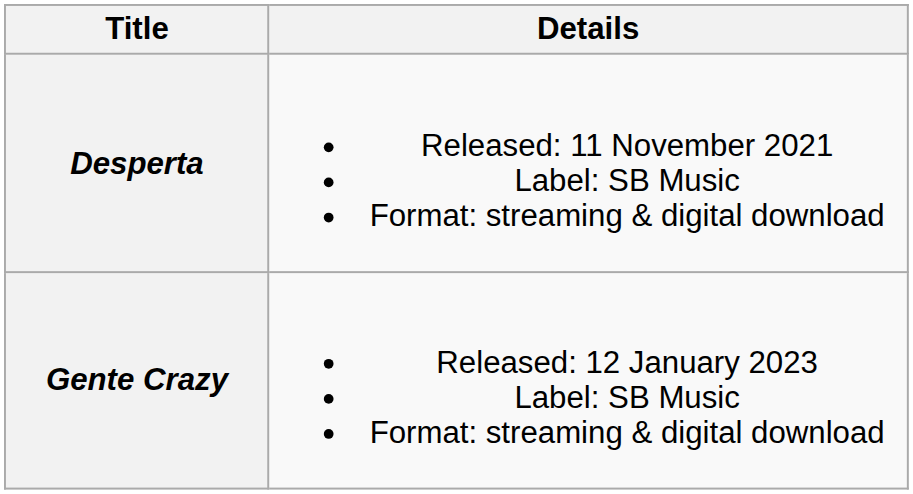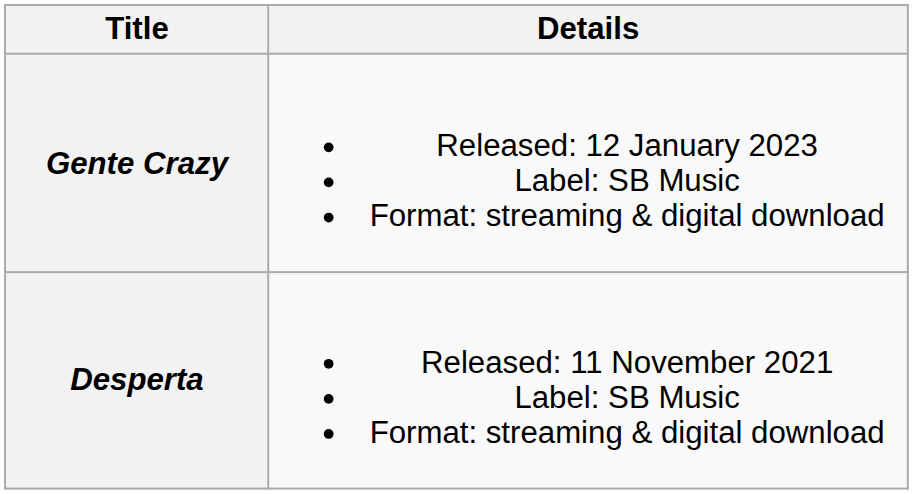rows swapped: (137, 162) <-> (137, 379)
